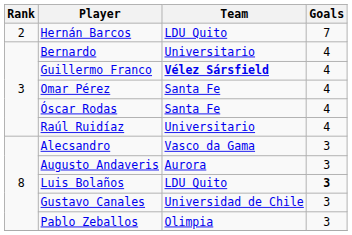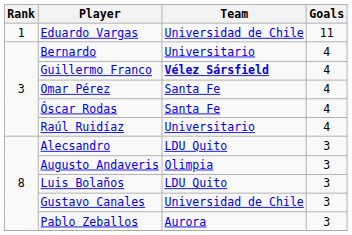+ row: (89, 33)
- row: (86, 33)
(210, 146) Vasco da Gama -> (196, 146) LDU Quito
(185, 165) Aurora -> (189, 165) Olimpia
(327, 184) bold -> (327, 184) normal
(189, 221) Olimpia -> (185, 221) Aurora
